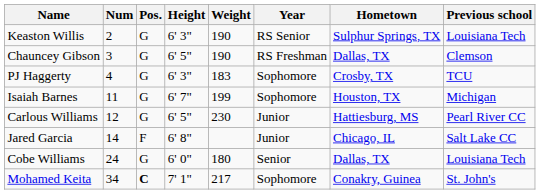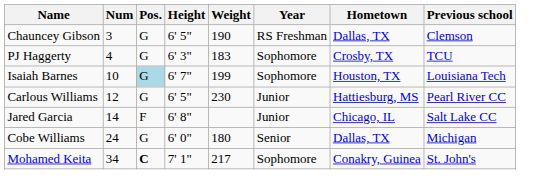- row: (46, 35)
(112, 96) 11 -> (112, 76) 10
(144, 96) no background -> (144, 76) lightblue background
(471, 96) Michigan -> (466, 76) Louisiana Tech
(486, 158) Louisiana Tech -> (452, 138) Michigan
